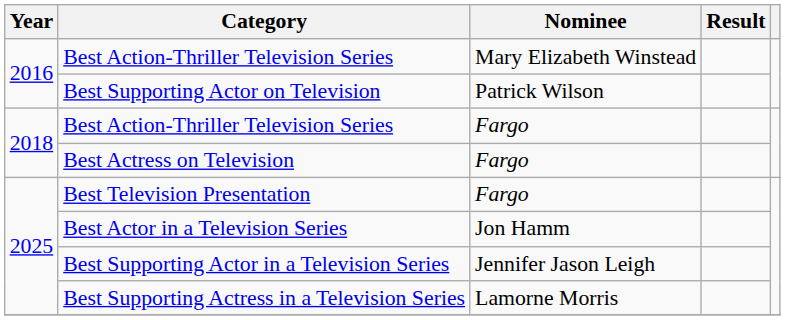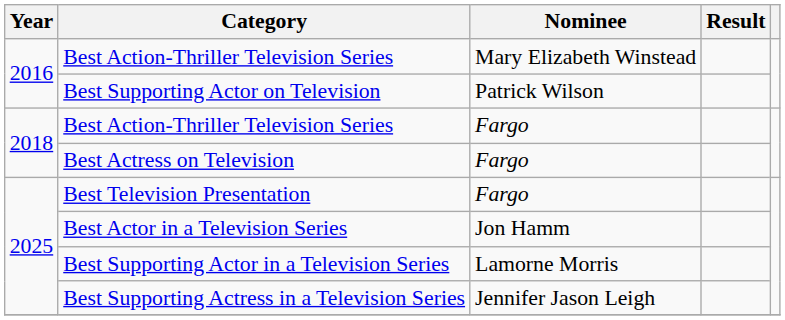(565, 263) Jennifer Jason Leigh -> (547, 263) Lamorne Morris
(547, 297) Lamorne Morris -> (565, 297) Jennifer Jason Leigh
